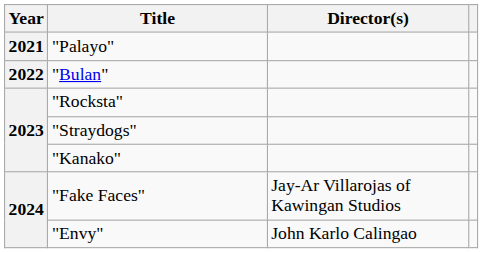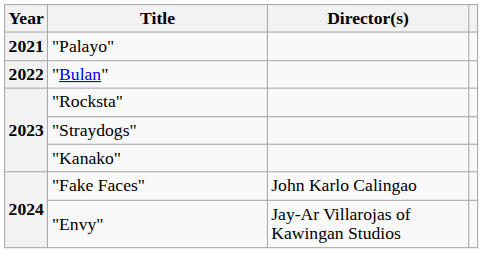(341, 195) Jay-Ar Villarojas of Kawingan Studios -> (344, 185) John Karlo Calingao
(344, 233) John Karlo Calingao -> (341, 223) Jay-Ar Villarojas of Kawingan Studios
